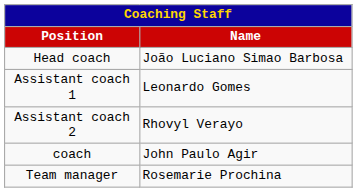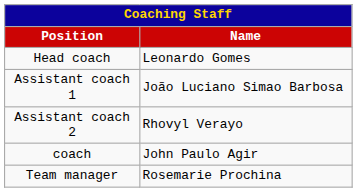(243, 58) João Luciano Simao Barbosa -> (197, 58) Leonardo Gomes
(197, 88) Leonardo Gomes -> (243, 88) João Luciano Simao Barbosa
